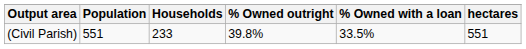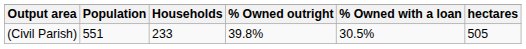(357, 33) 33.5% -> (357, 33) 30.5%
(478, 33) 551 -> (478, 33) 505
